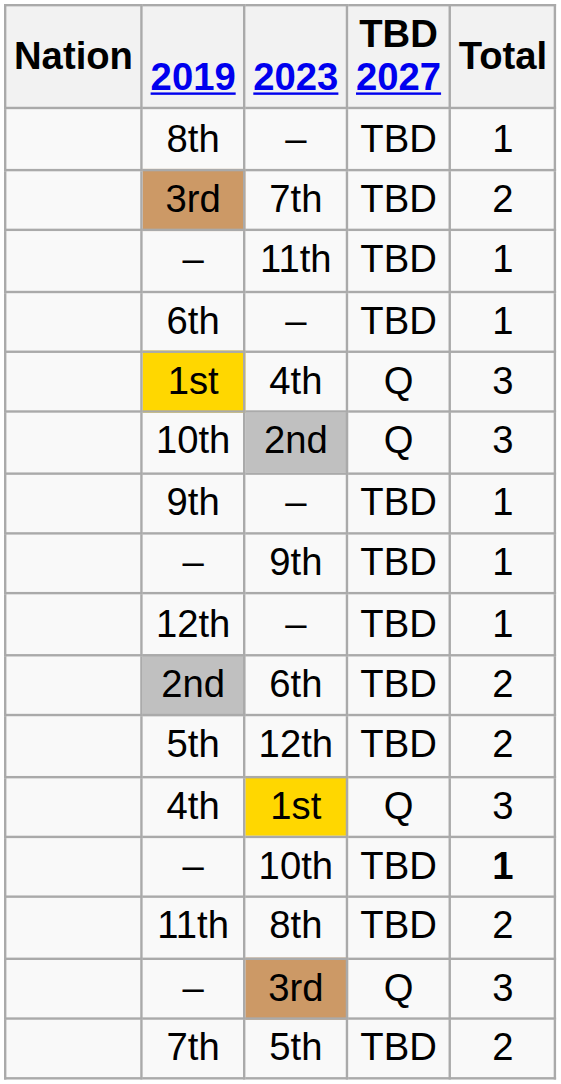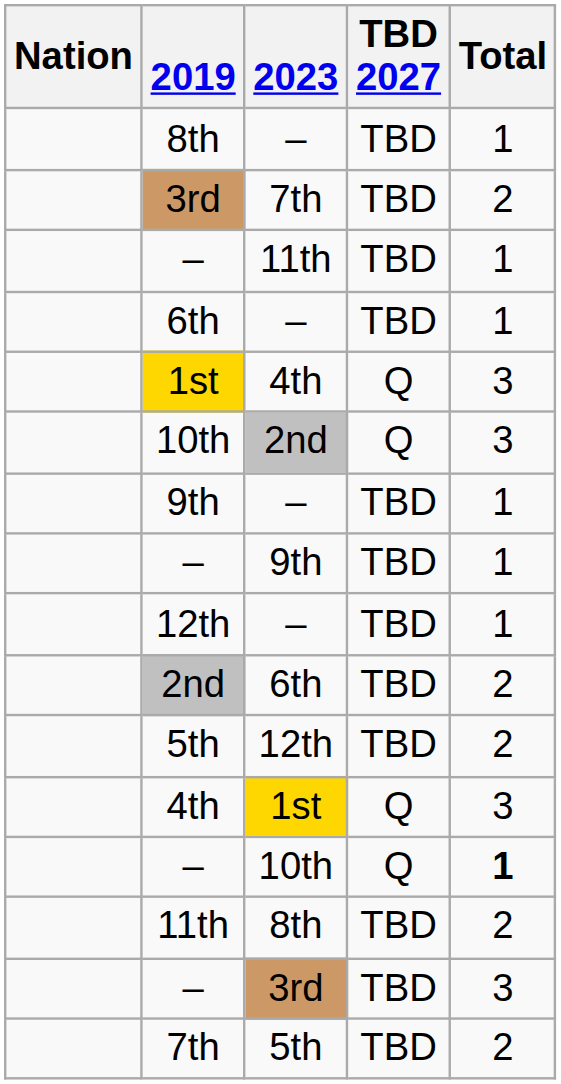(399, 866) TBD -> (399, 866) Q
(399, 987) Q -> (399, 987) TBD
